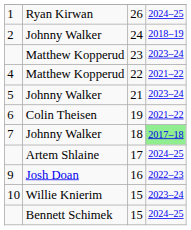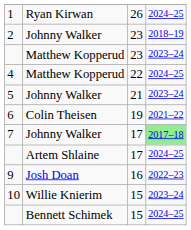(137, 34) 24 -> (137, 34) 23
(166, 74) 2021–22 -> (166, 74) 2024–25
(137, 134) 18 -> (137, 134) 17
